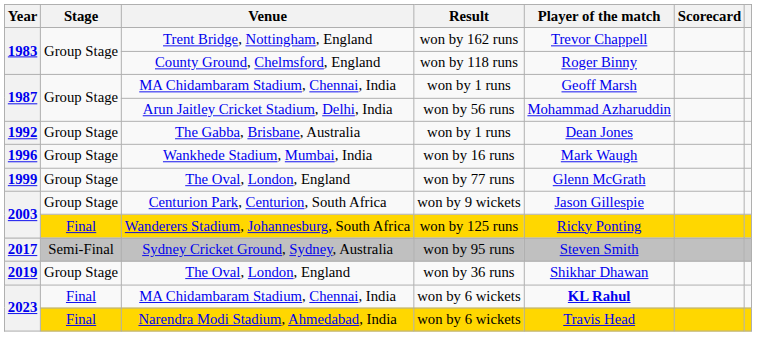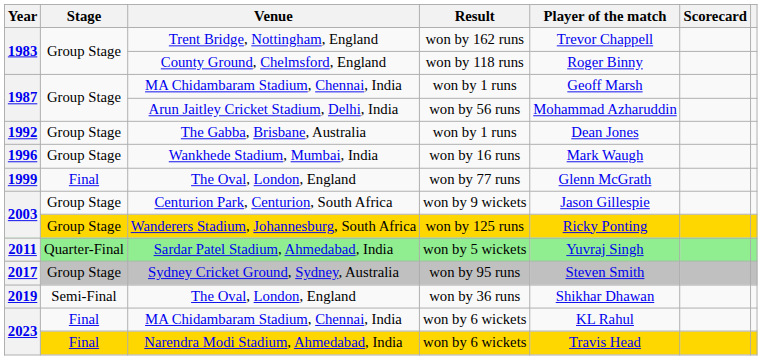(81, 179) Group Stage -> (84, 179) Final
(81, 226) Final -> (84, 226) Group Stage
+ row: (273, 249)
(81, 249) Semi-Final -> (84, 272) Group Stage
(81, 272) Group Stage -> (84, 296) Semi-Final
(599, 296) bold -> (605, 319) normal
